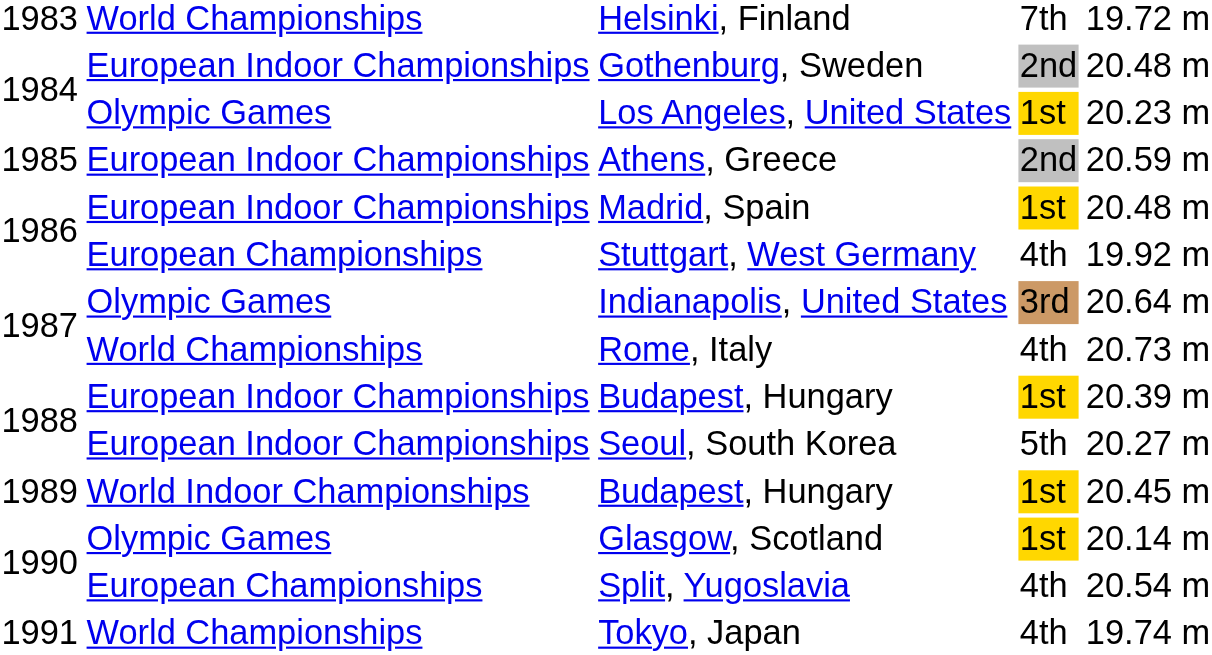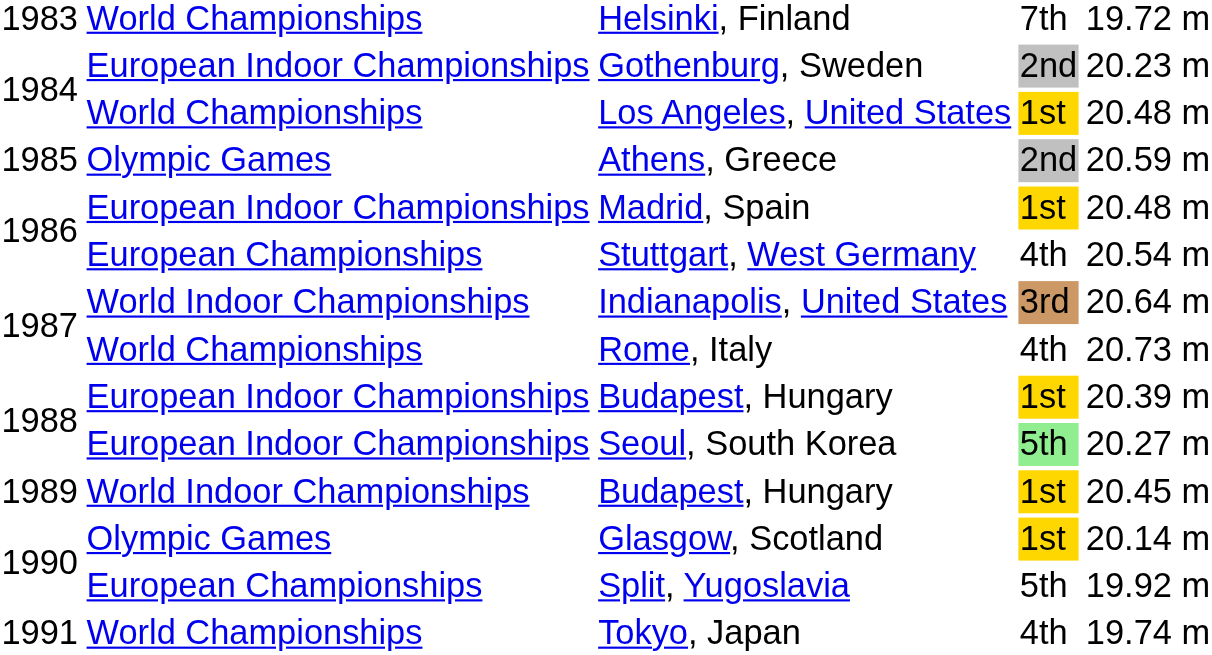(1148, 65) 20.48 m -> (1148, 65) 20.23 m
(209, 112) Olympic Games -> (255, 112) World Championships
(1148, 112) 20.23 m -> (1148, 112) 20.48 m
(338, 160) European Indoor Championships -> (209, 160) Olympic Games
(1148, 254) 19.92 m -> (1148, 254) 20.54 m
(209, 302) Olympic Games -> (308, 302) World Indoor Championships
(1044, 443) no background -> (1044, 443) lightgreen background
(1044, 585) 4th -> (1044, 585) 5th
(1148, 585) 20.54 m -> (1148, 585) 19.92 m
